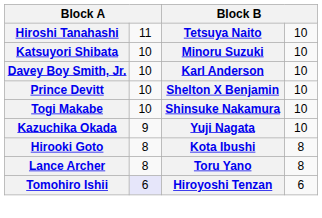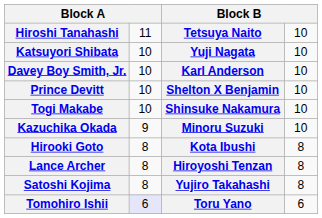(223, 52) Minoru Suzuki -> (223, 52) Yuji Nagata
(223, 128) Yuji Nagata -> (223, 128) Minoru Suzuki
(223, 166) Toru Yano -> (223, 166) Hiroyoshi Tenzan
+ row: (67, 185)
(223, 185) Hiroyoshi Tenzan -> (223, 204) Toru Yano
